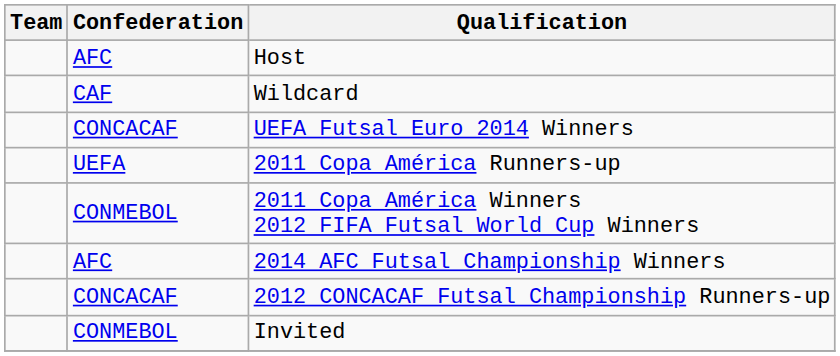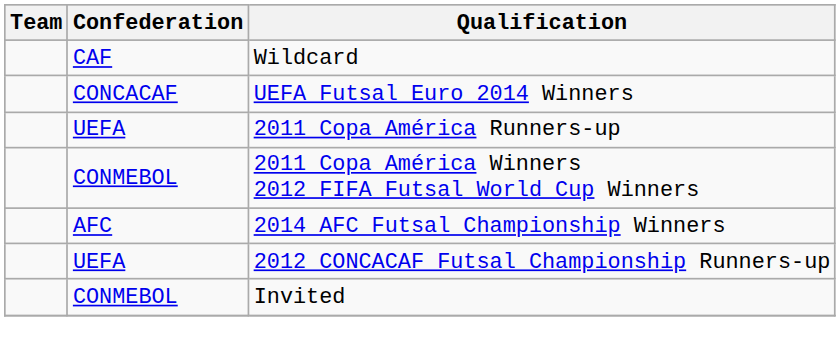- row: (280, 58)
(125, 297) CONCACAF -> (99, 261) UEFA
